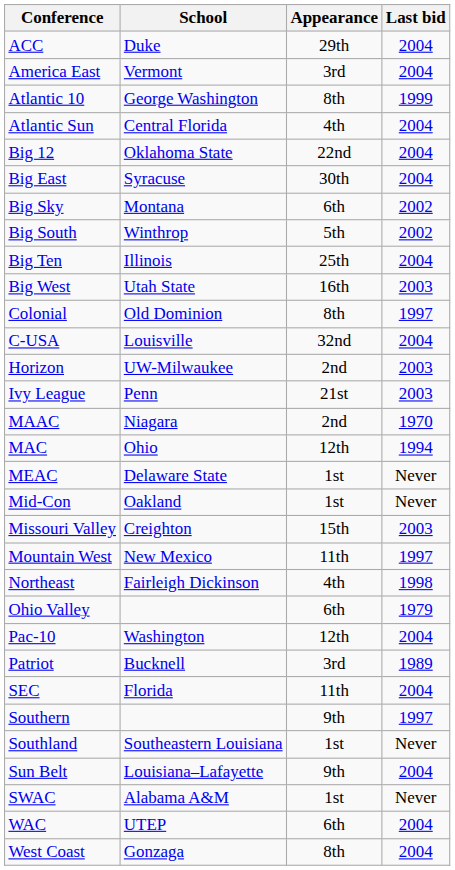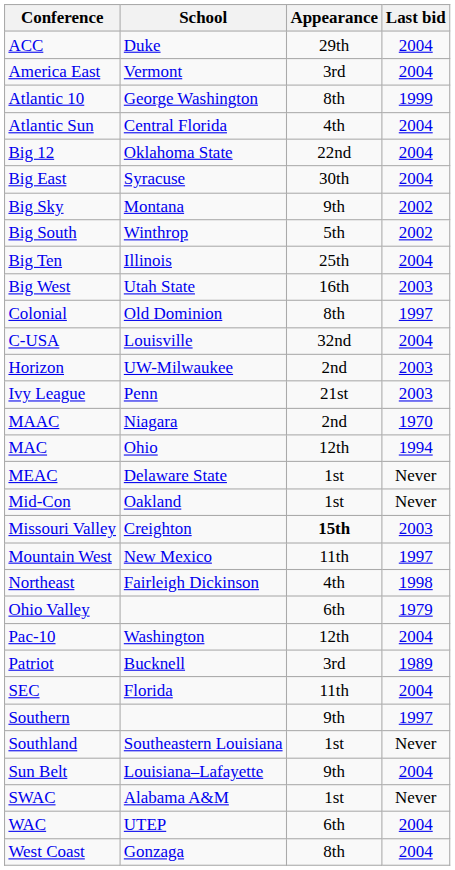(334, 206) 6th -> (334, 206) 9th
(334, 529) normal -> (334, 529) bold
